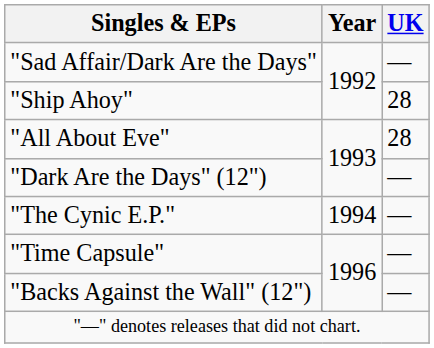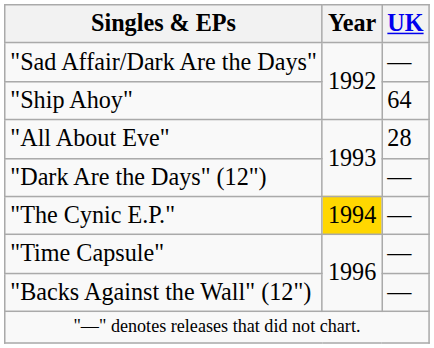(399, 100) 28 -> (399, 100) 64
(352, 215) no background -> (352, 215) gold background
